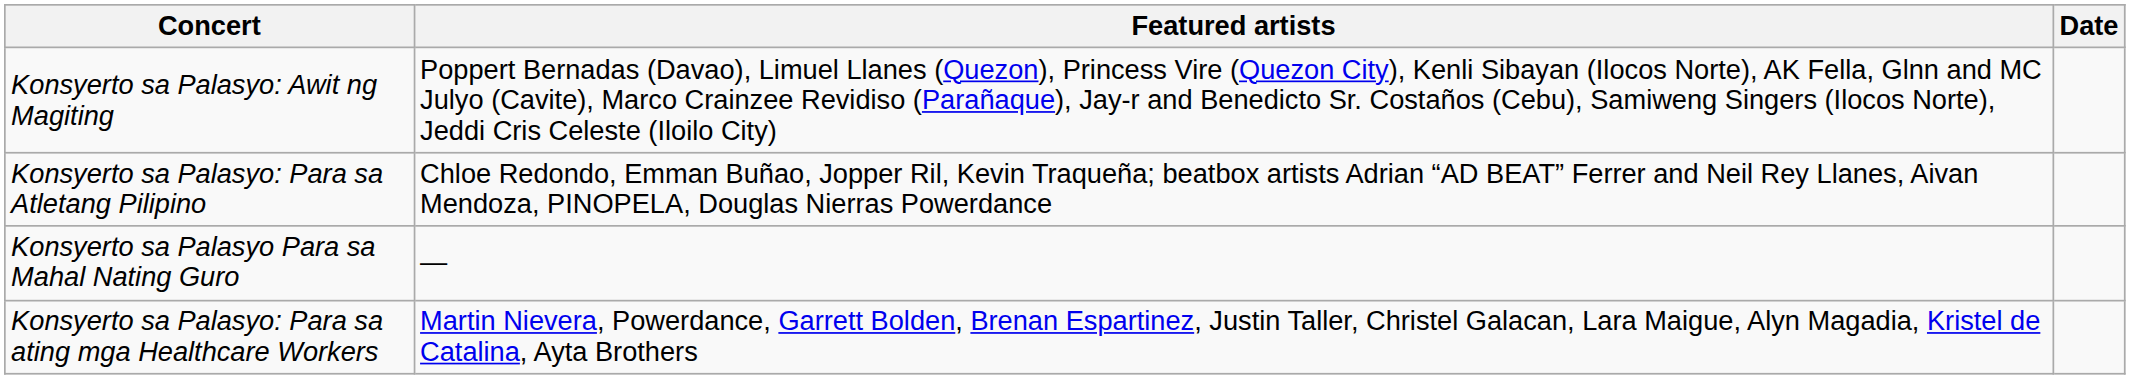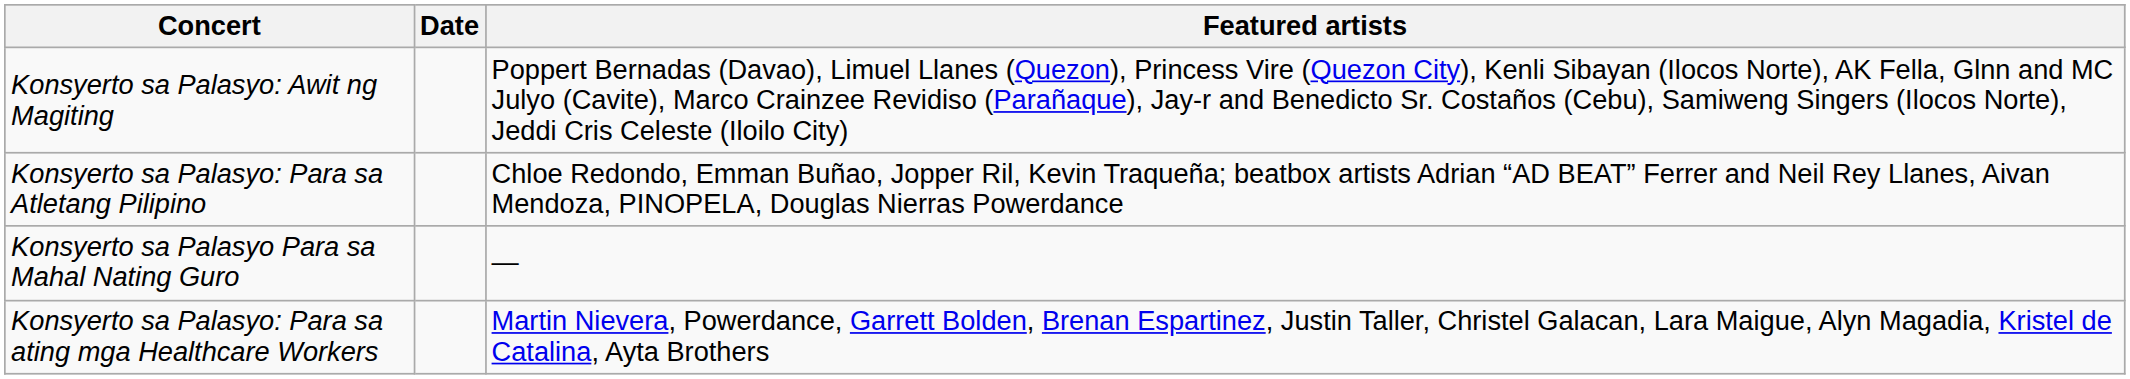columns swapped: (2089, 26) <-> (1234, 26)
